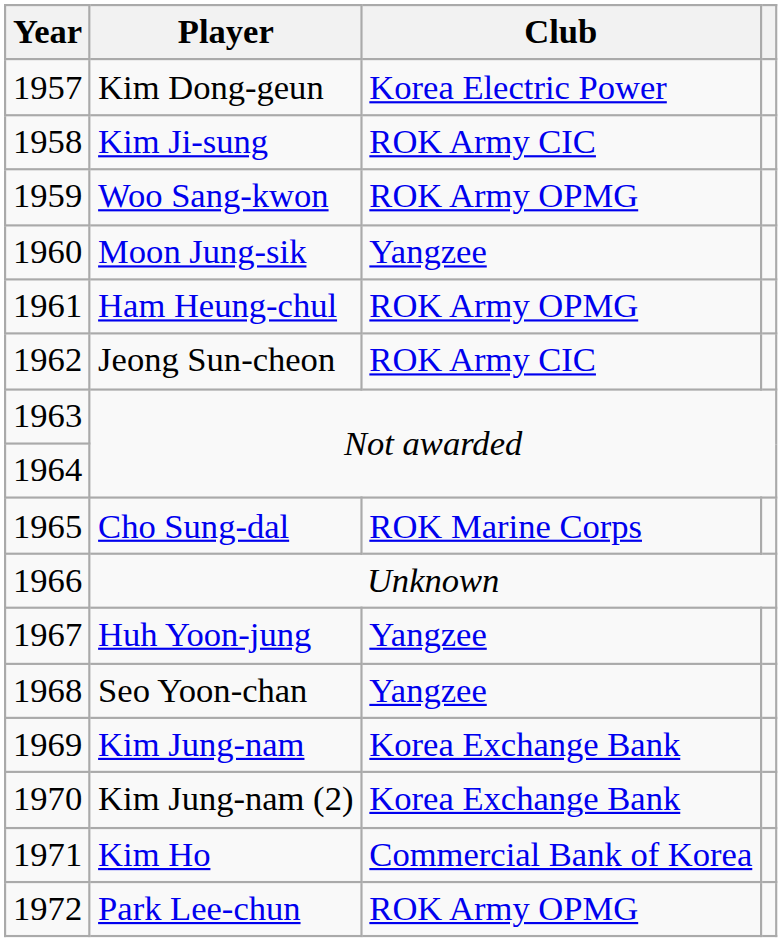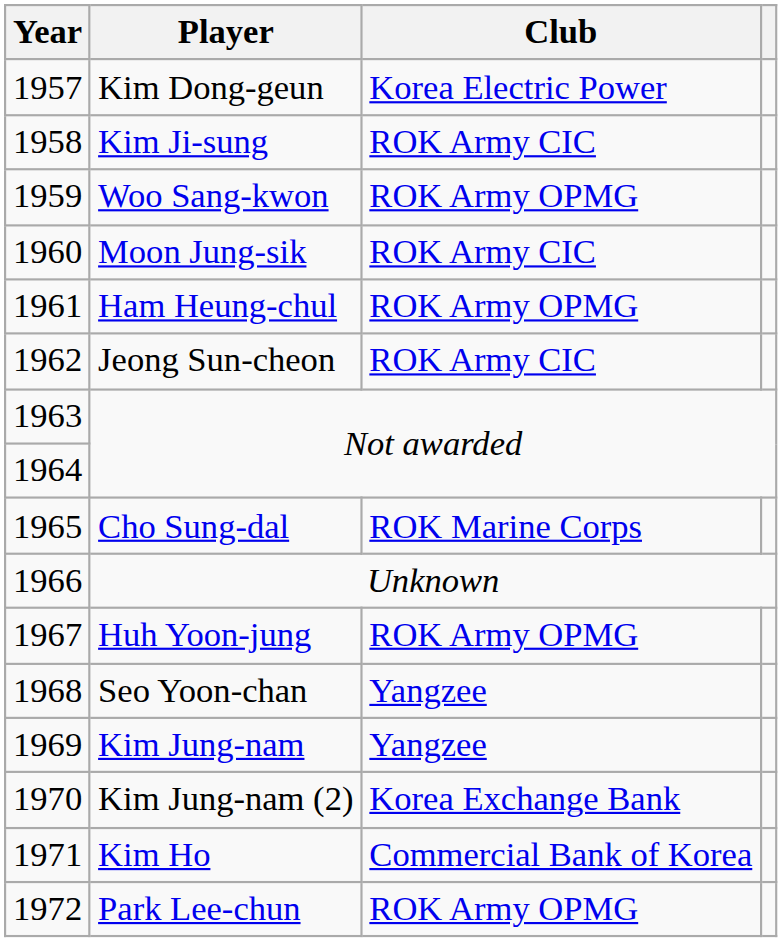(428, 251) Yangzee -> (483, 251) ROK Army CIC
(428, 634) Yangzee -> (504, 634) ROK Army OPMG
(525, 744) Korea Exchange Bank -> (428, 744) Yangzee
